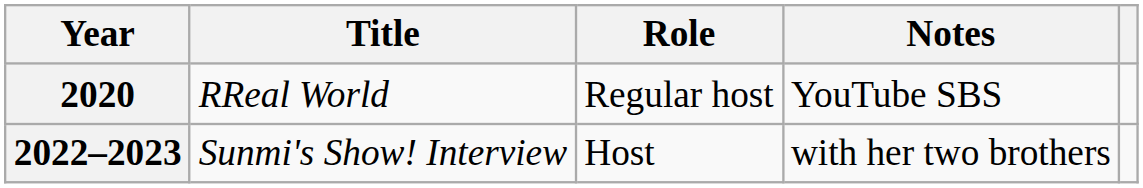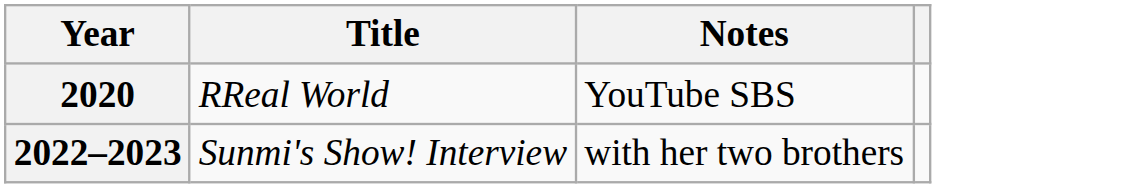- column: (679, 34)
